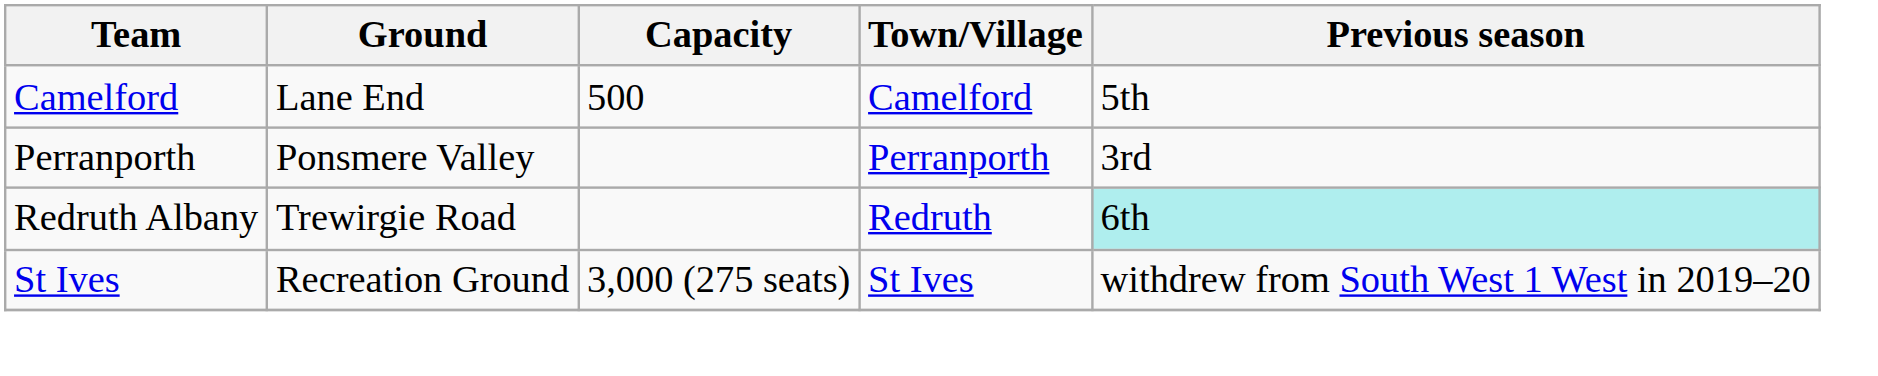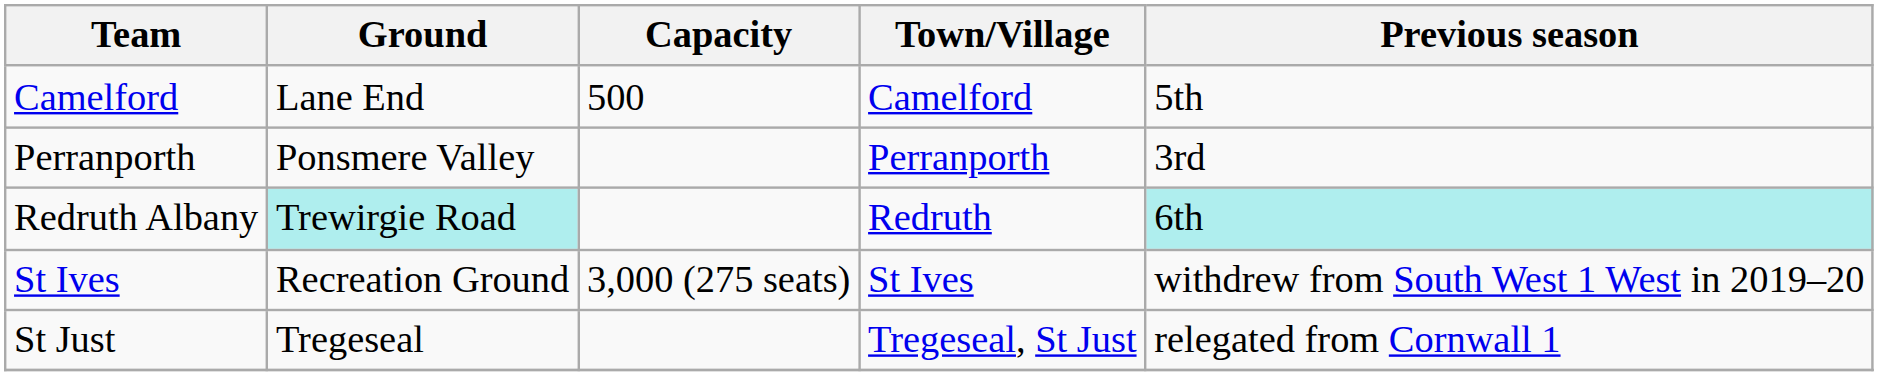(396, 217) no background -> (396, 217) paleturquoise background
+ row: (65, 339)
